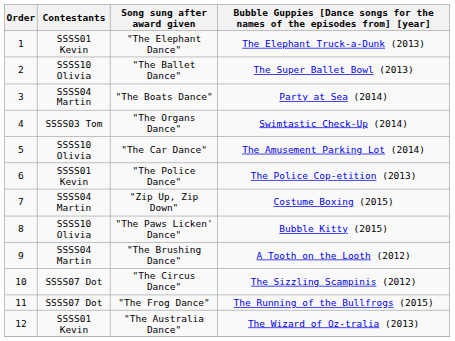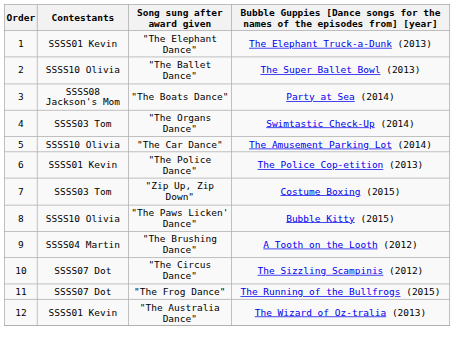(74, 97) SSSS04 Martin -> (83, 97) SSSS08 Jackson's Mom
(74, 202) SSSS04 Martin -> (83, 192) SSSS03 Tom
